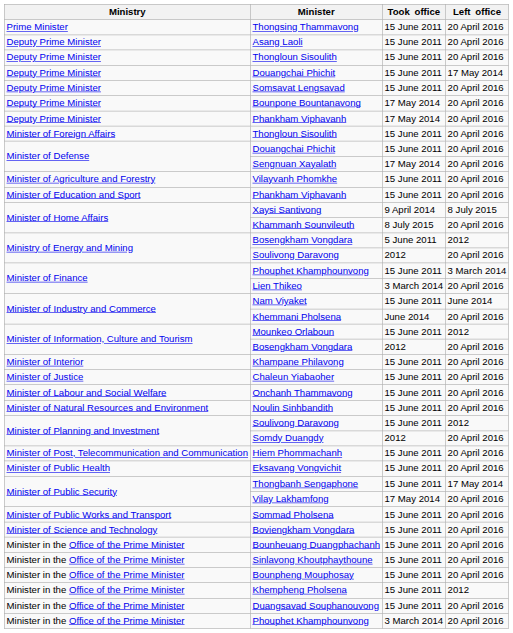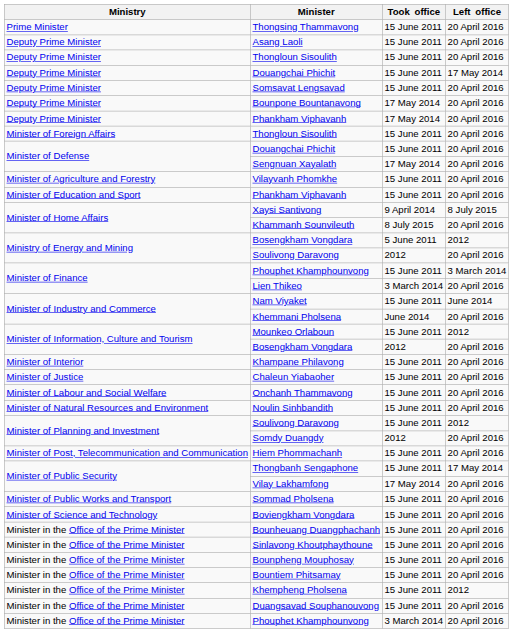- row: (58, 468)
+ row: (96, 575)
